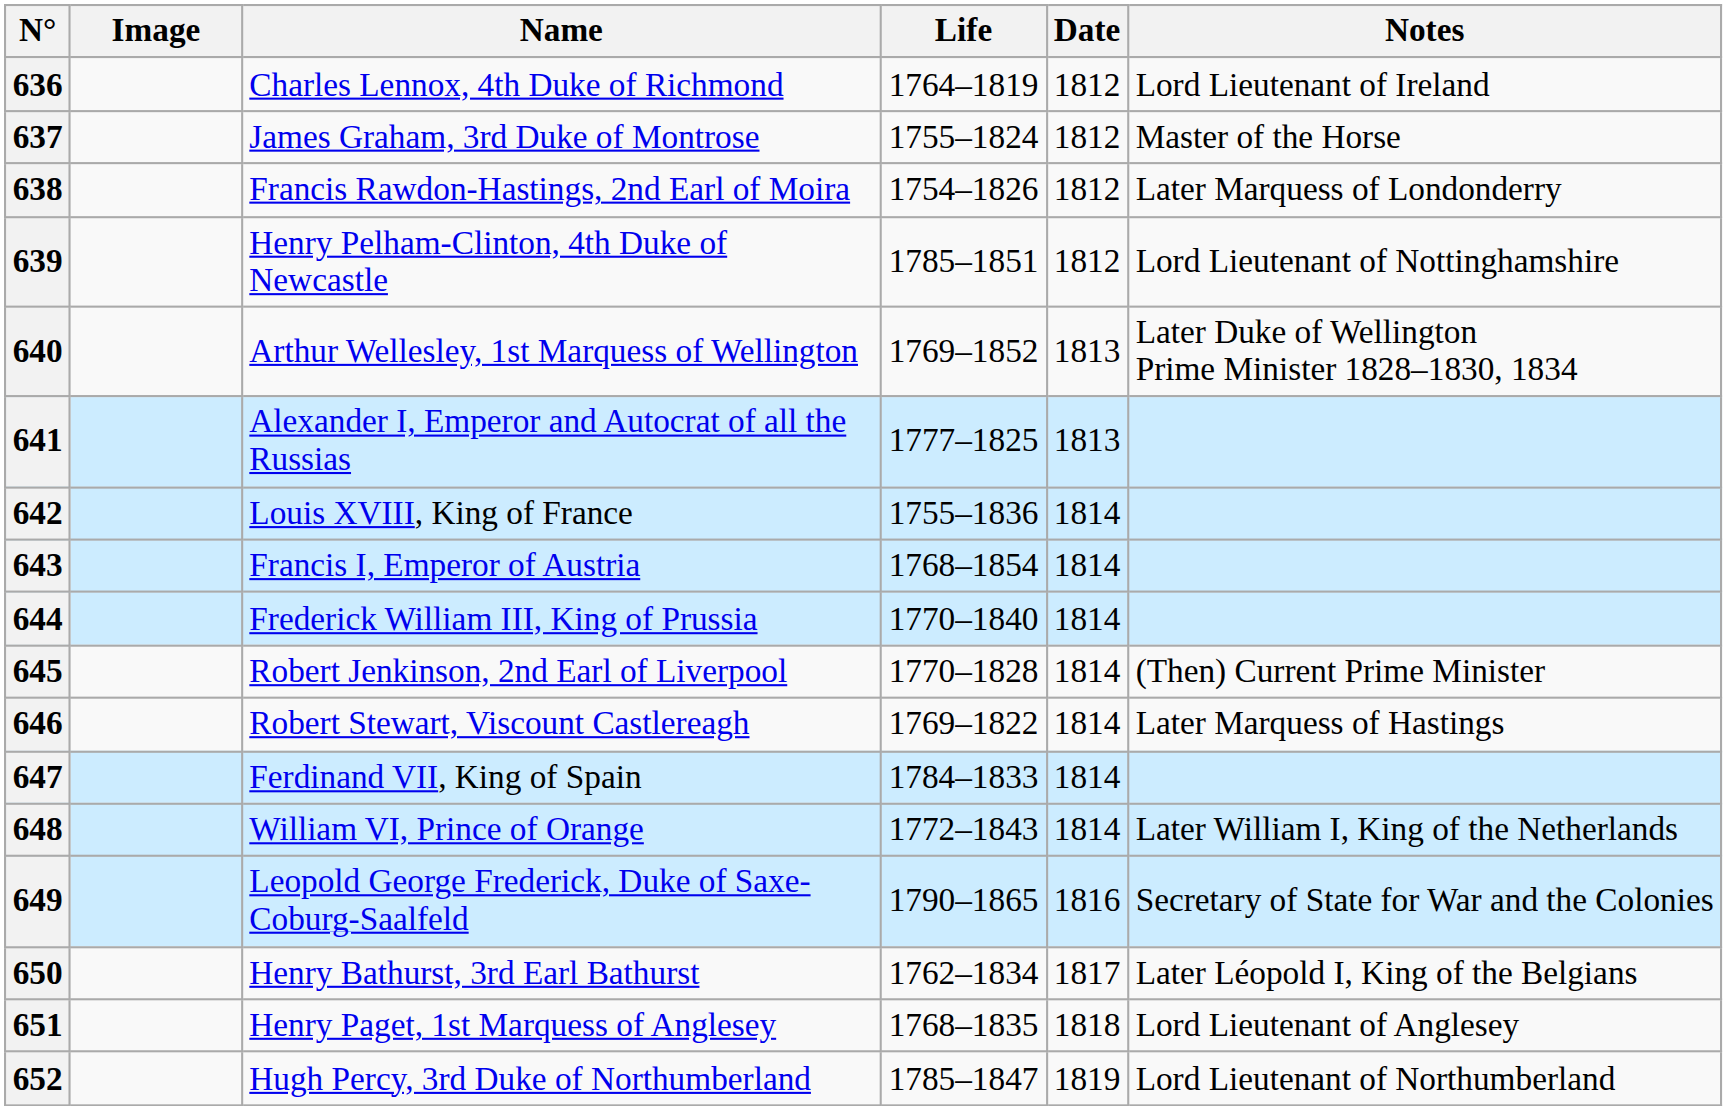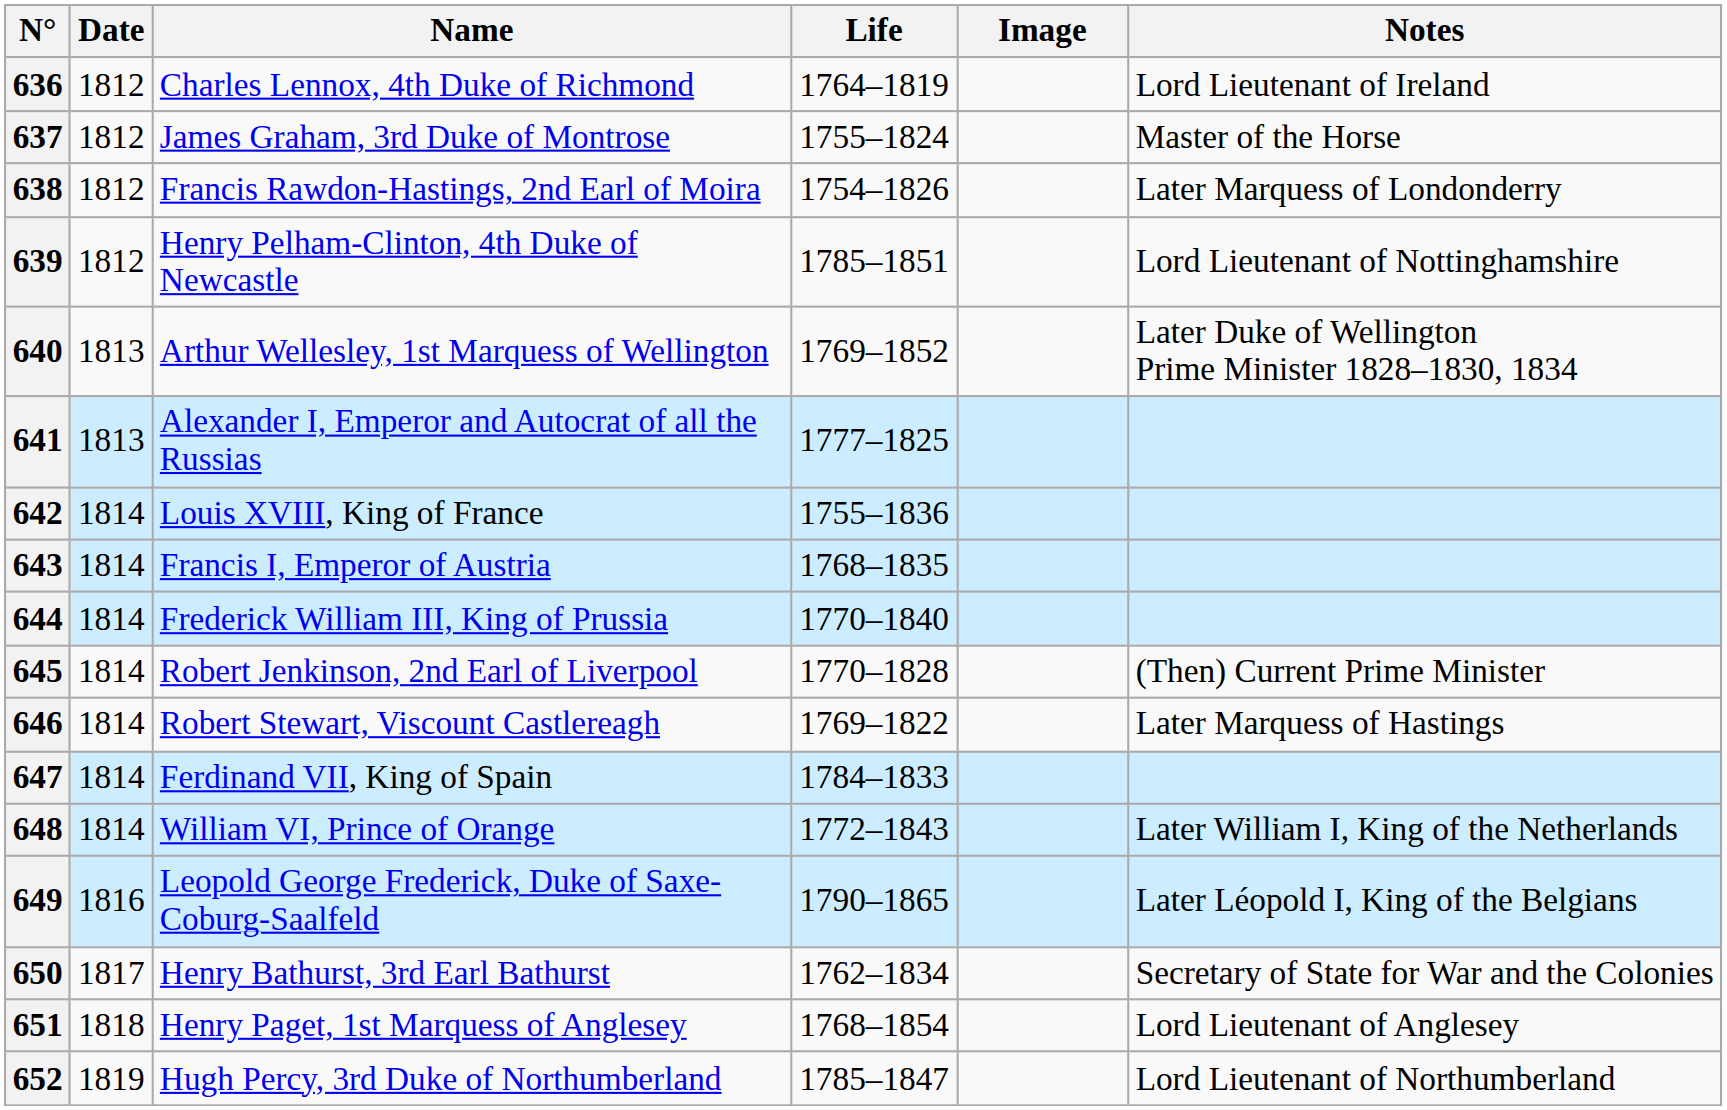columns swapped: (156, 30) <-> (1087, 30)
(964, 565) 1768–1854 -> (874, 565) 1768–1835
(1425, 900) Secretary of State for War and the Colonies -> (1387, 900) Later Léopold I, King of the Belgians
(1387, 972) Later Léopold I, King of the Belgians -> (1425, 972) Secretary of State for War and the Colonies
(964, 1025) 1768–1835 -> (874, 1025) 1768–1854
